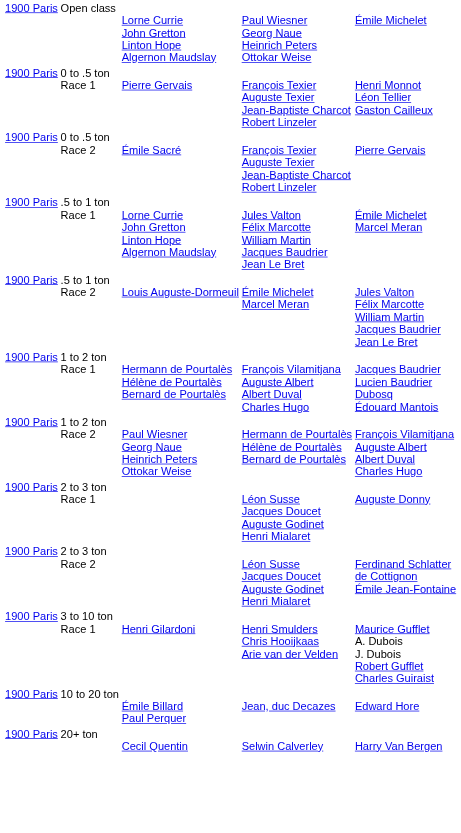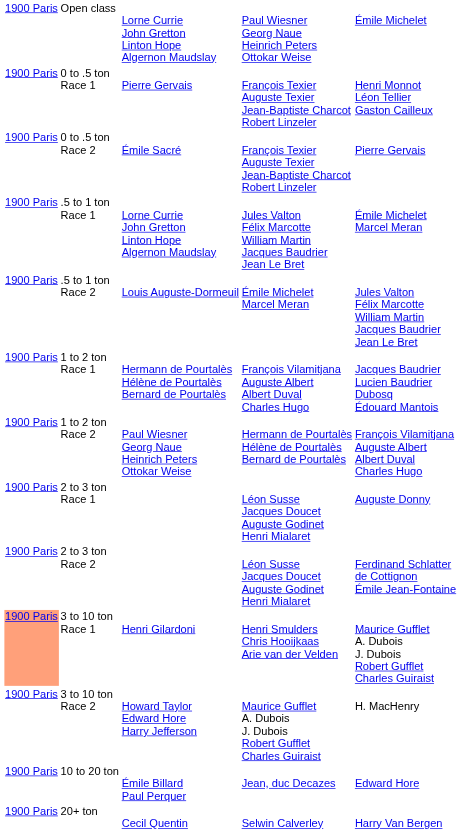(31, 617) no background -> (31, 617) lightsalmon background
+ row: (87, 700)
